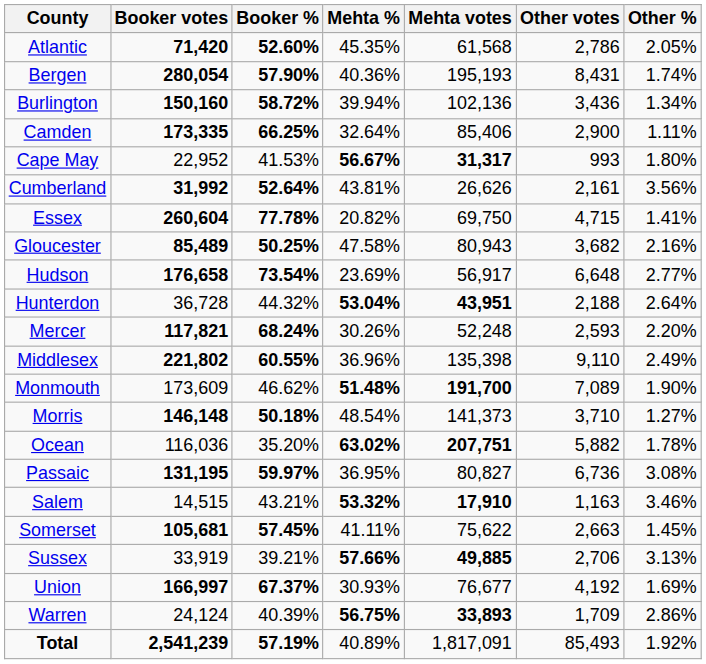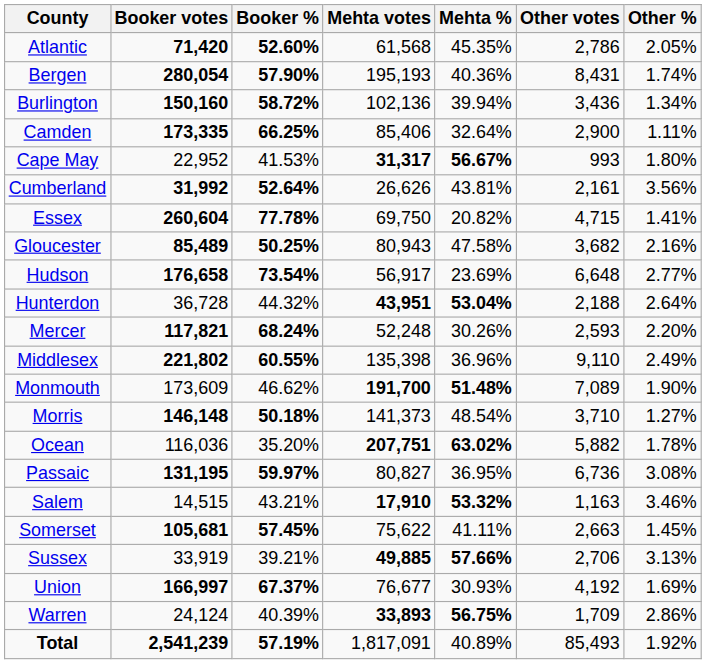columns swapped: (460, 18) <-> (364, 18)
